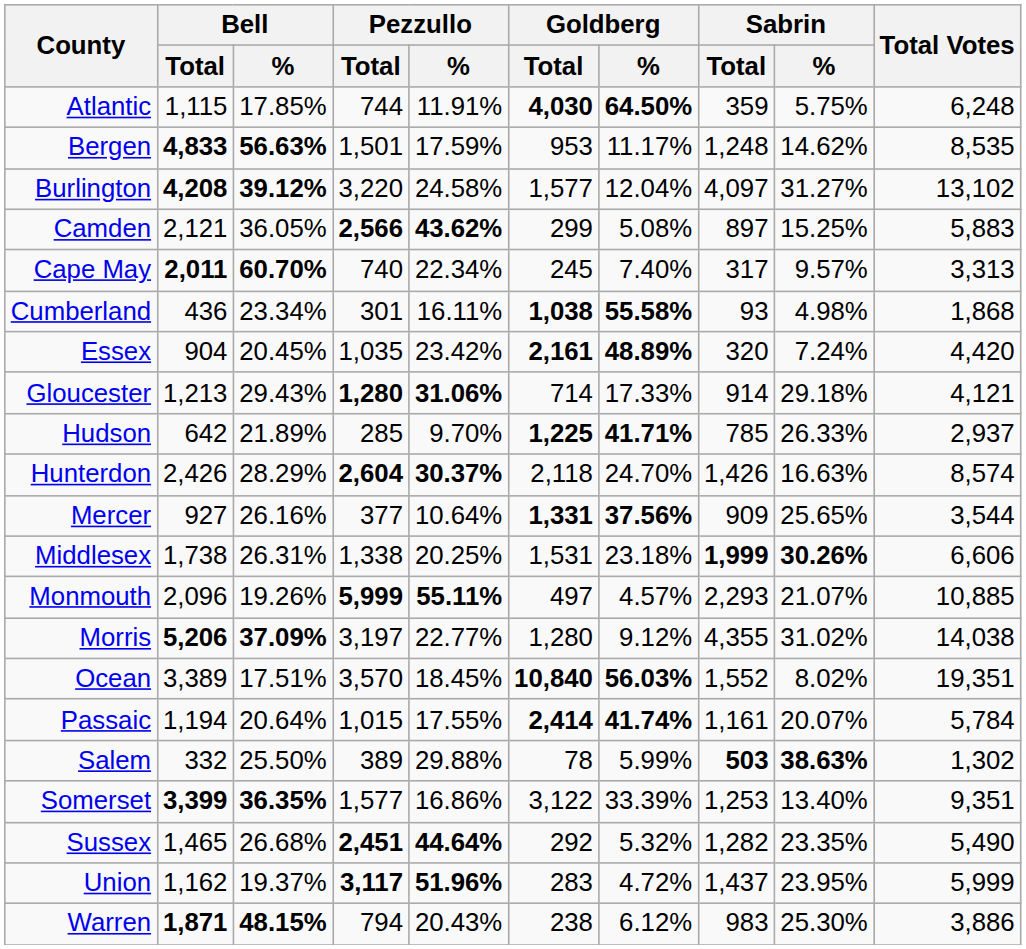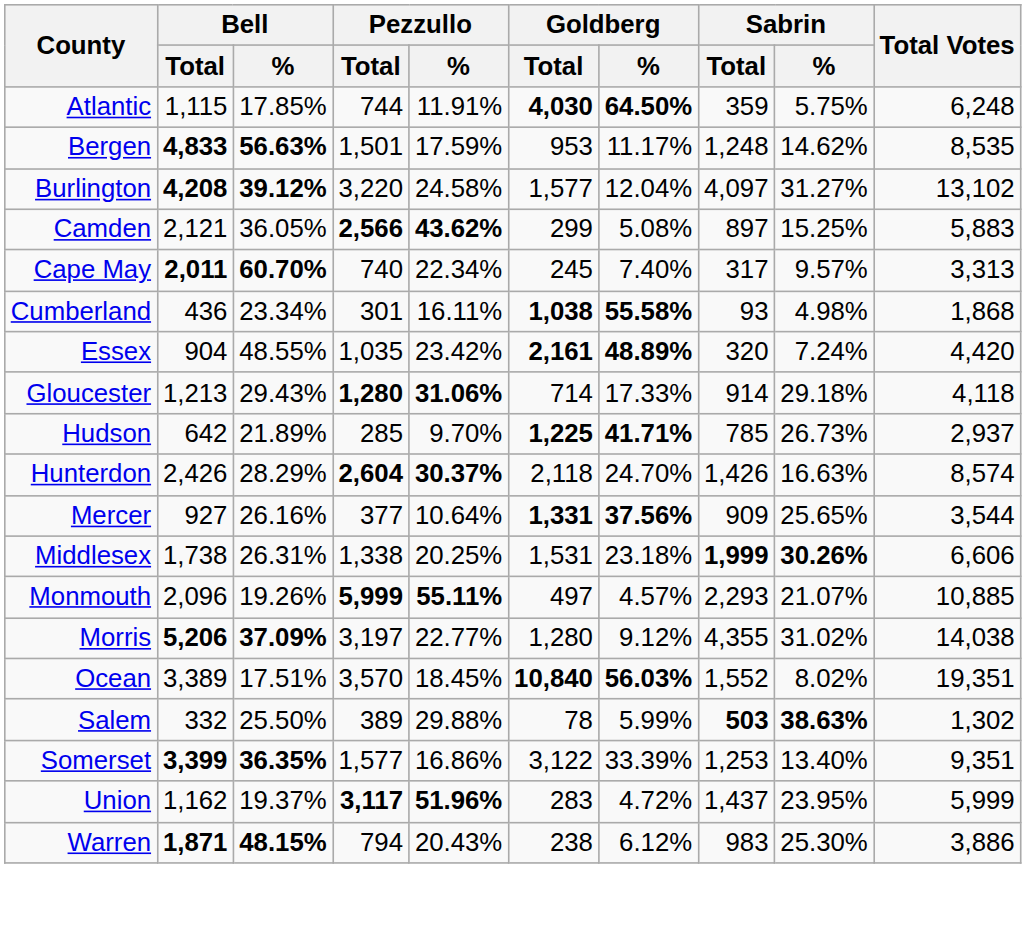(283, 351) 20.45% -> (283, 351) 48.55%
(982, 392) 4,121 -> (983, 392) 4,118
(824, 433) 26.33% -> (824, 433) 26.73%
- row: (106, 719)
- row: (109, 842)
